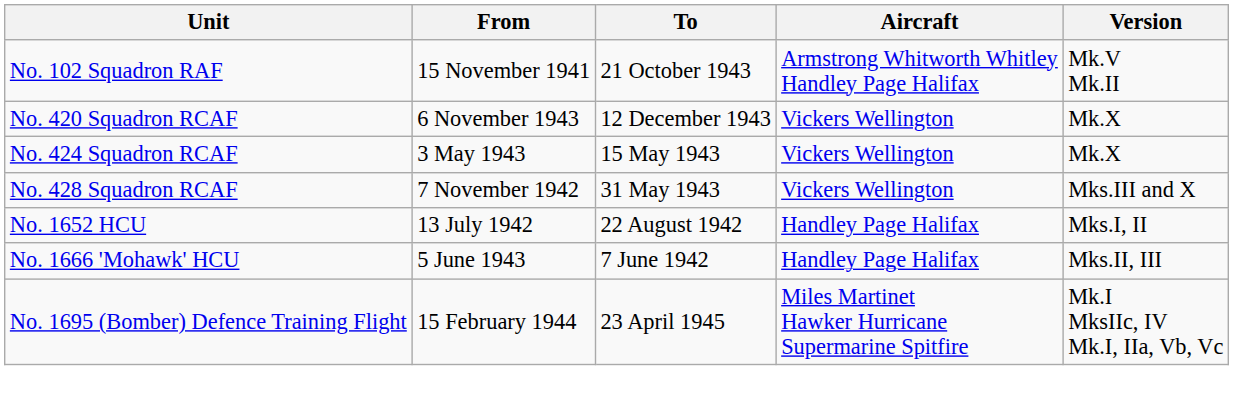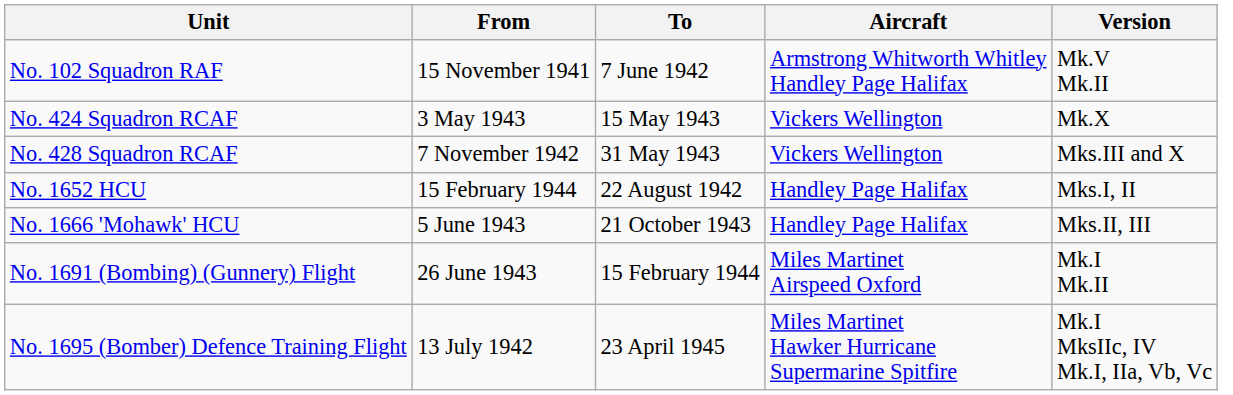(676, 70) 21 October 1943 -> (655, 70) 7 June 1942
- row: (124, 118)
(475, 225) 13 July 1942 -> (497, 189) 15 February 1944
(655, 260) 7 June 1942 -> (676, 225) 21 October 1943
+ row: (183, 273)
(497, 321) 15 February 1944 -> (475, 346) 13 July 1942
